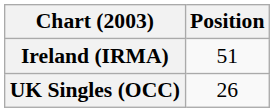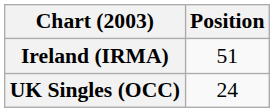(227, 90) 26 -> (227, 90) 24
